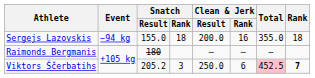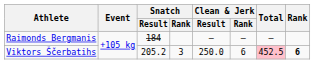- row: (49, 38)
(153, 52) 180 -> (153, 38) 184
(298, 66) 7 -> (298, 52) 6
